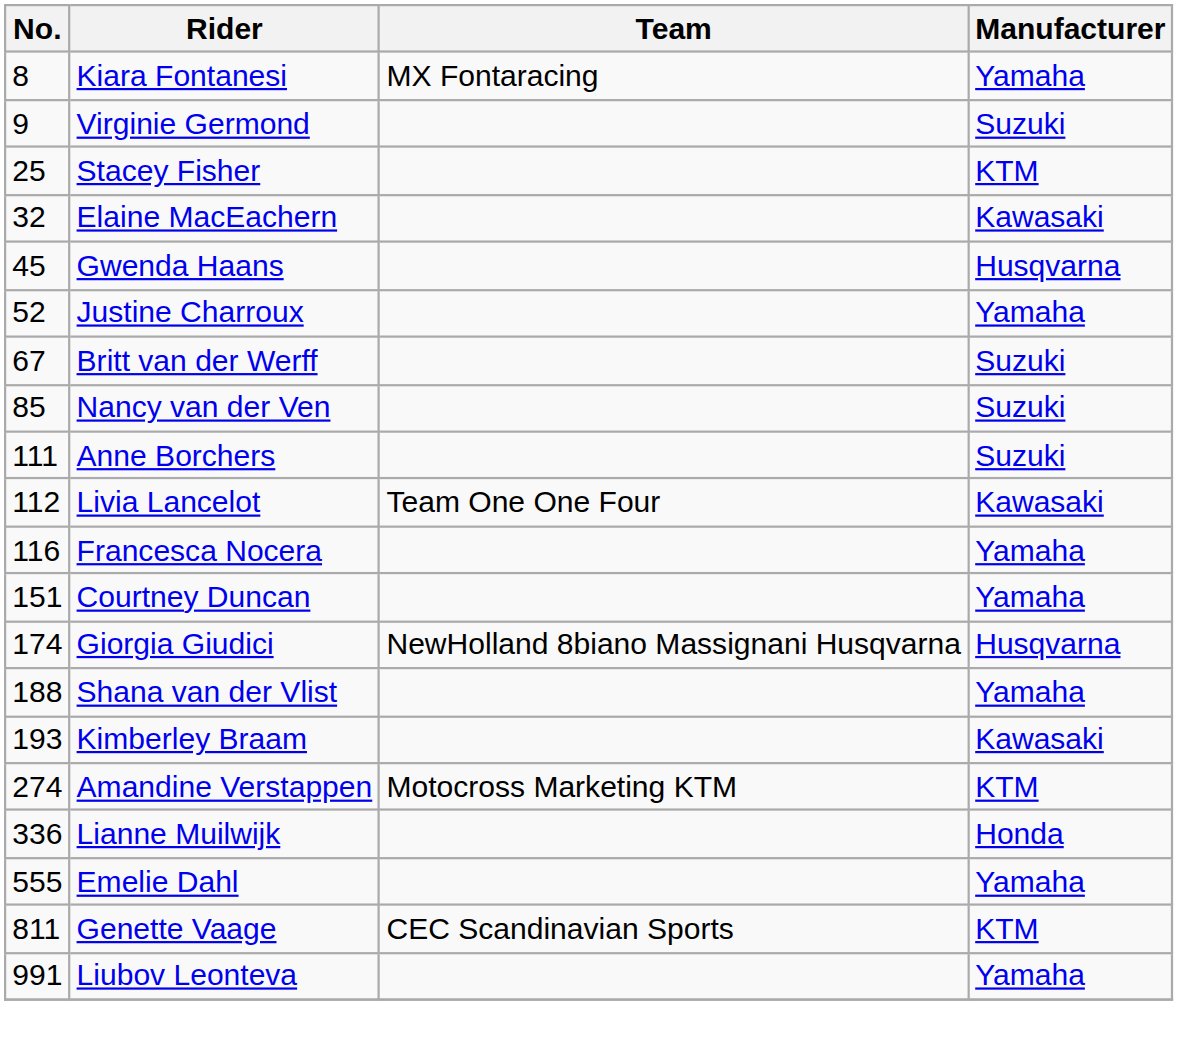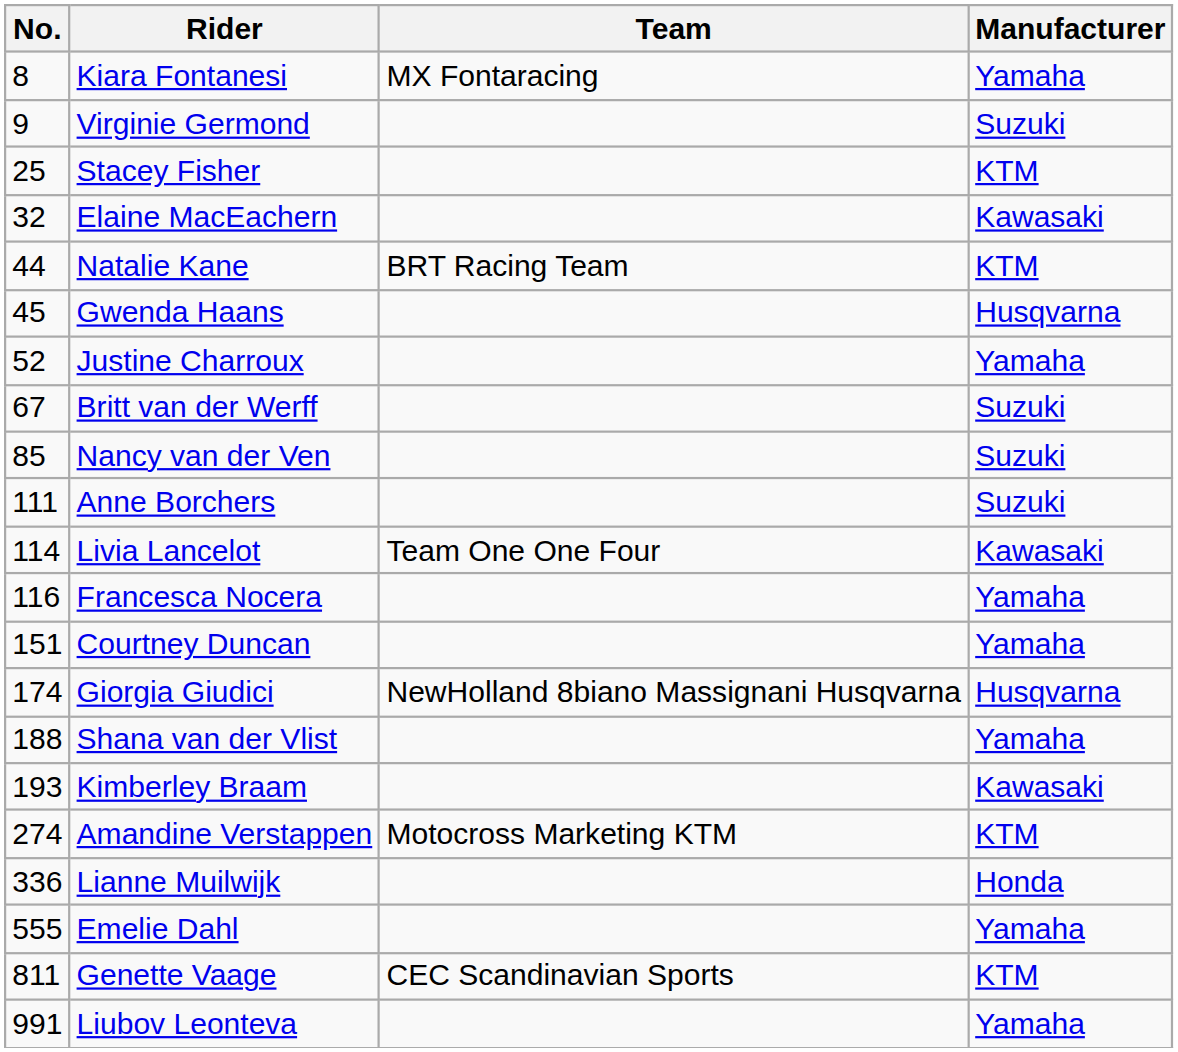+ row: (163, 265)
(36, 502) 112 -> (36, 550) 114
